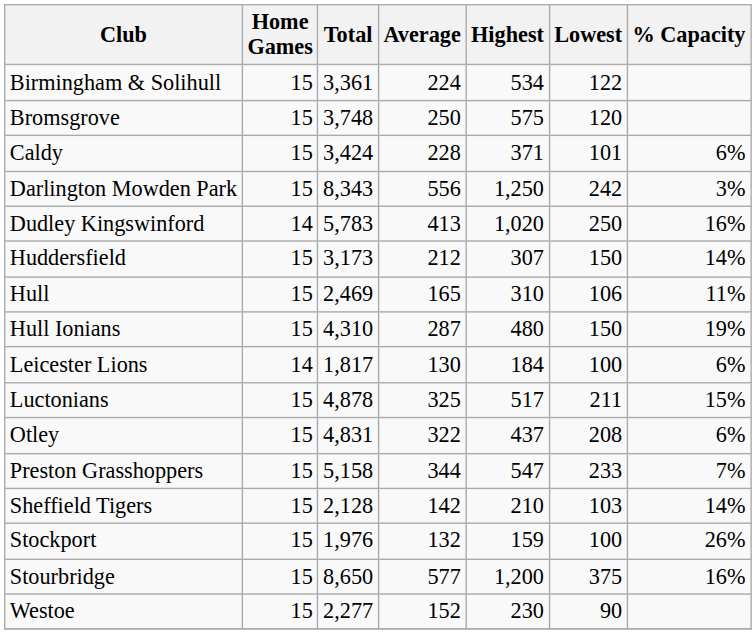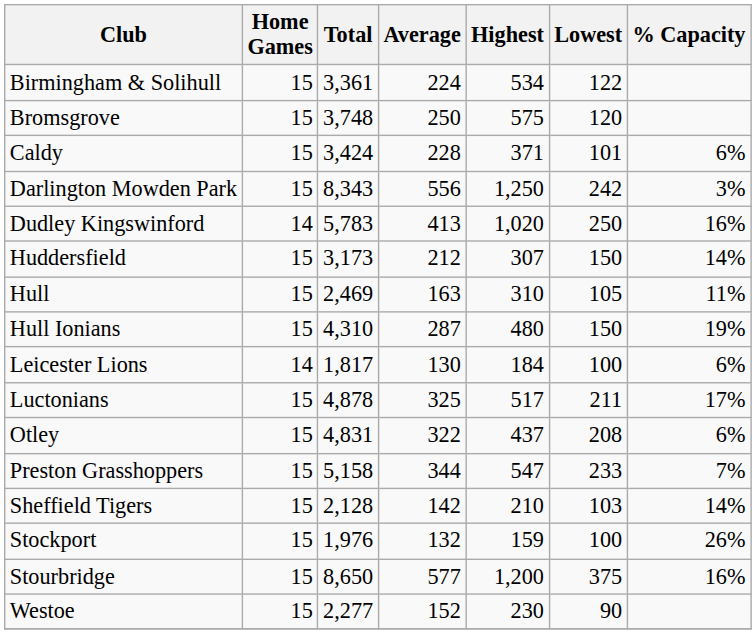(444, 294) 165 -> (444, 294) 163
(605, 294) 106 -> (605, 294) 105
(725, 399) 15% -> (725, 399) 17%
